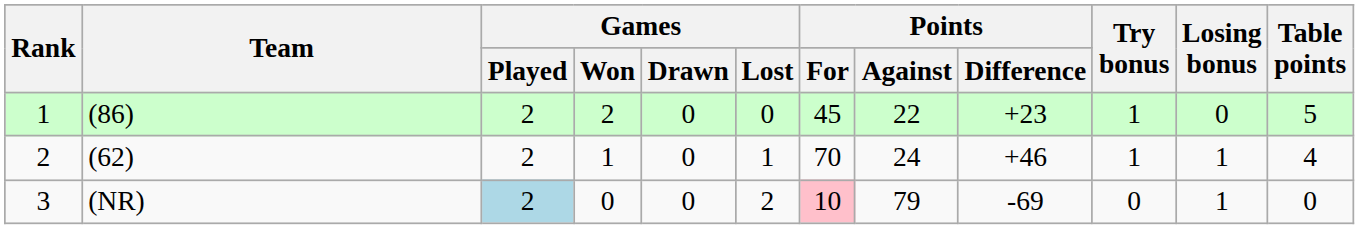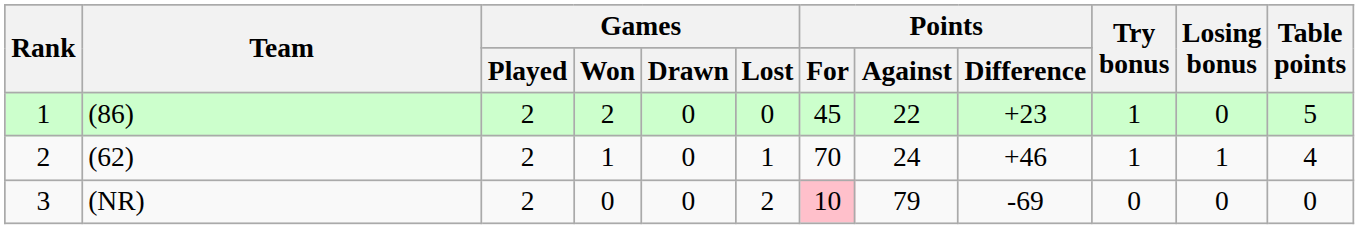(528, 200) lightblue background -> (528, 200) no background
(1222, 200) 1 -> (1222, 200) 0
